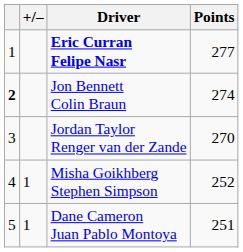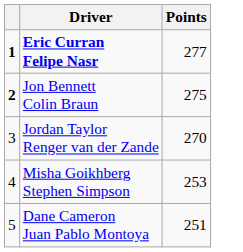- column: (33, 17)
(12, 51) normal -> (12, 51) bold
(223, 95) 274 -> (195, 95) 275
(223, 182) 252 -> (195, 182) 253
